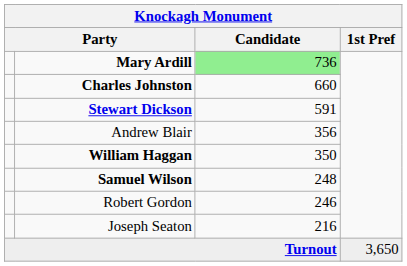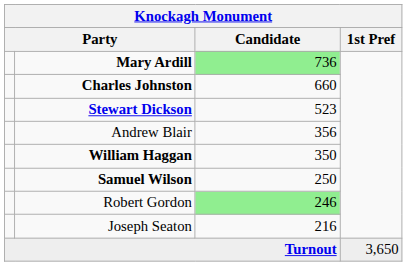(326, 109) 591 -> (326, 109) 523
(326, 179) 248 -> (326, 179) 250
(326, 202) no background -> (326, 202) lightgreen background
